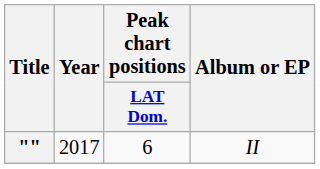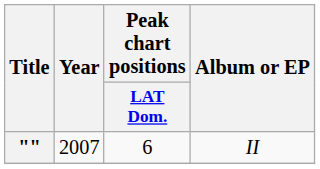(79, 147) 2017 -> (79, 147) 2007
